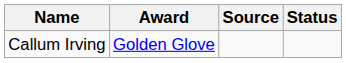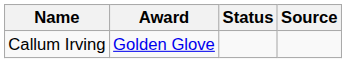columns swapped: (312, 17) <-> (251, 17)
